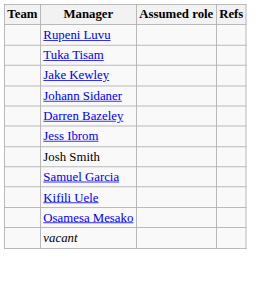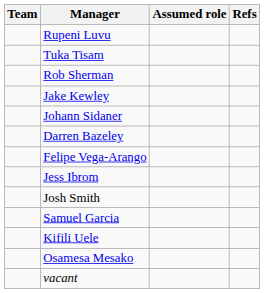+ row: (78, 75)
+ row: (95, 156)
